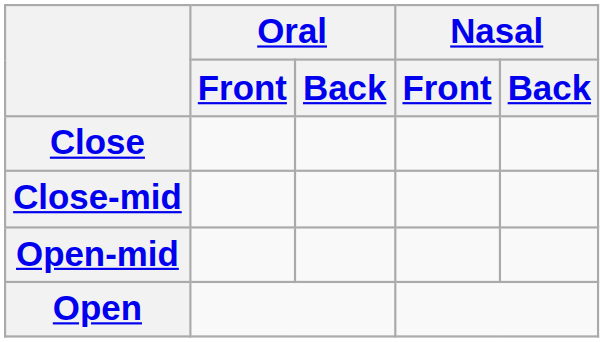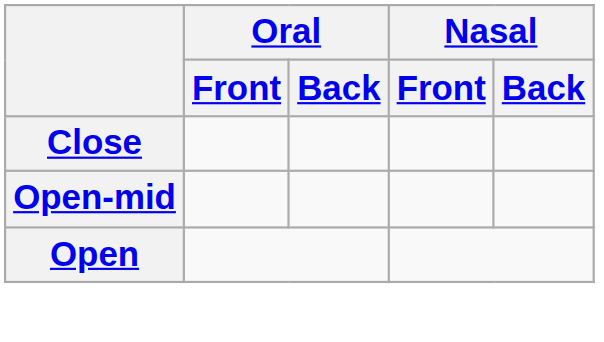- row: (97, 198)
